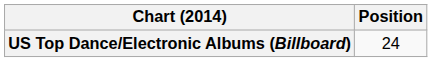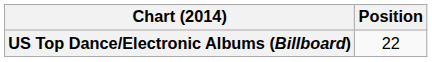(391, 43) 24 -> (391, 43) 22
